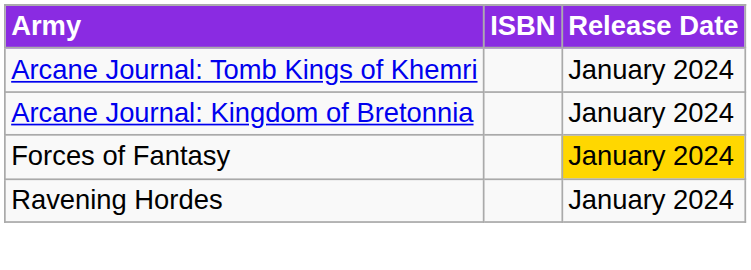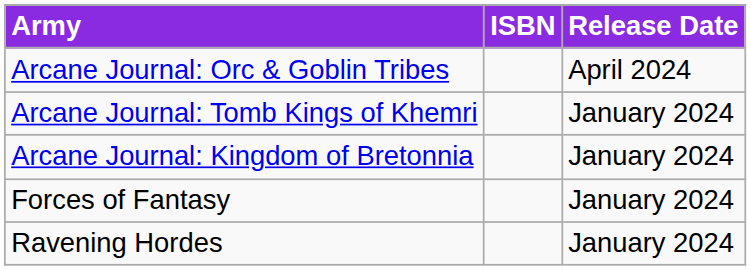+ row: (230, 69)
(651, 156) gold background -> (651, 199) no background
